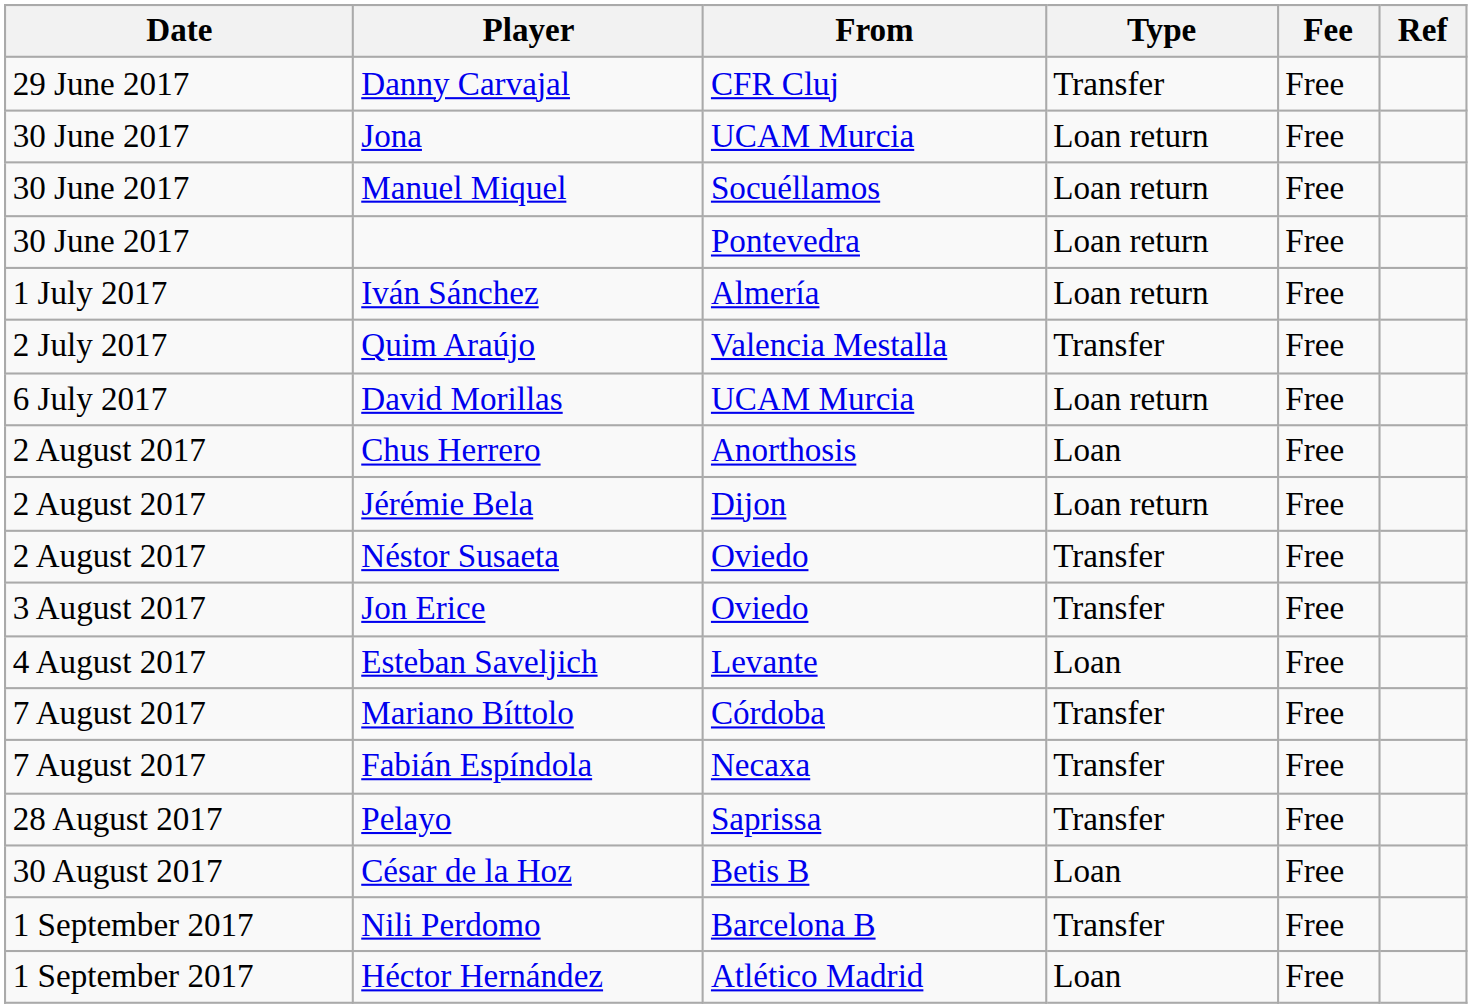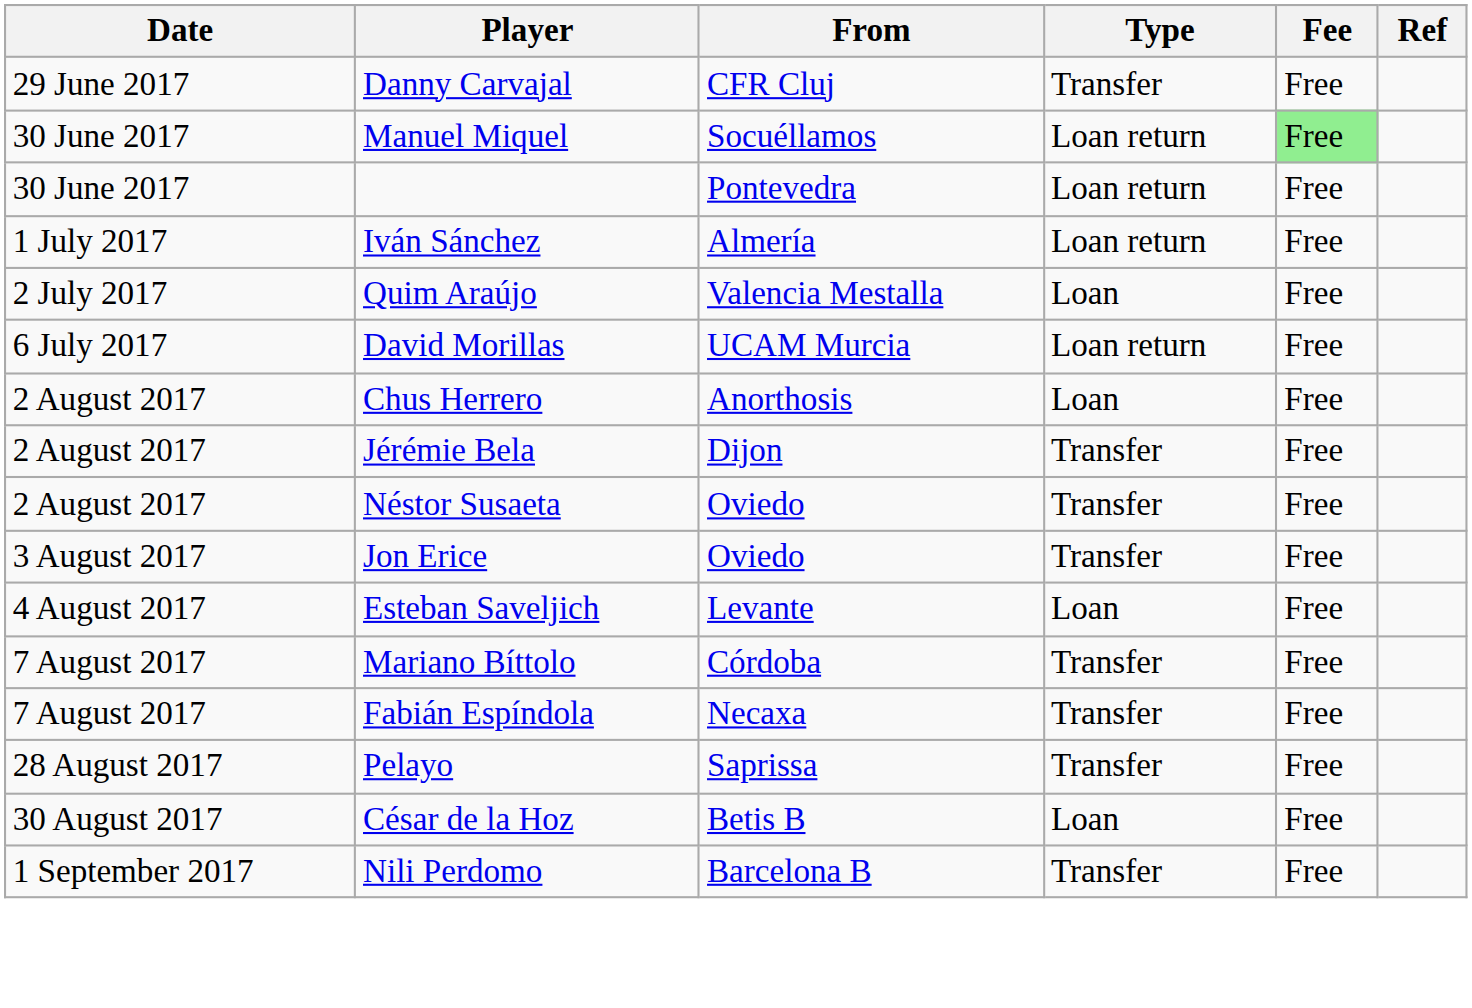- row: (392, 135)
(1315, 188) no background -> (1314, 135) lightgreen background
(1109, 345) Transfer -> (1085, 293) Loan
(1131, 503) Loan return -> (1107, 450) Transfer
- row: (482, 976)
